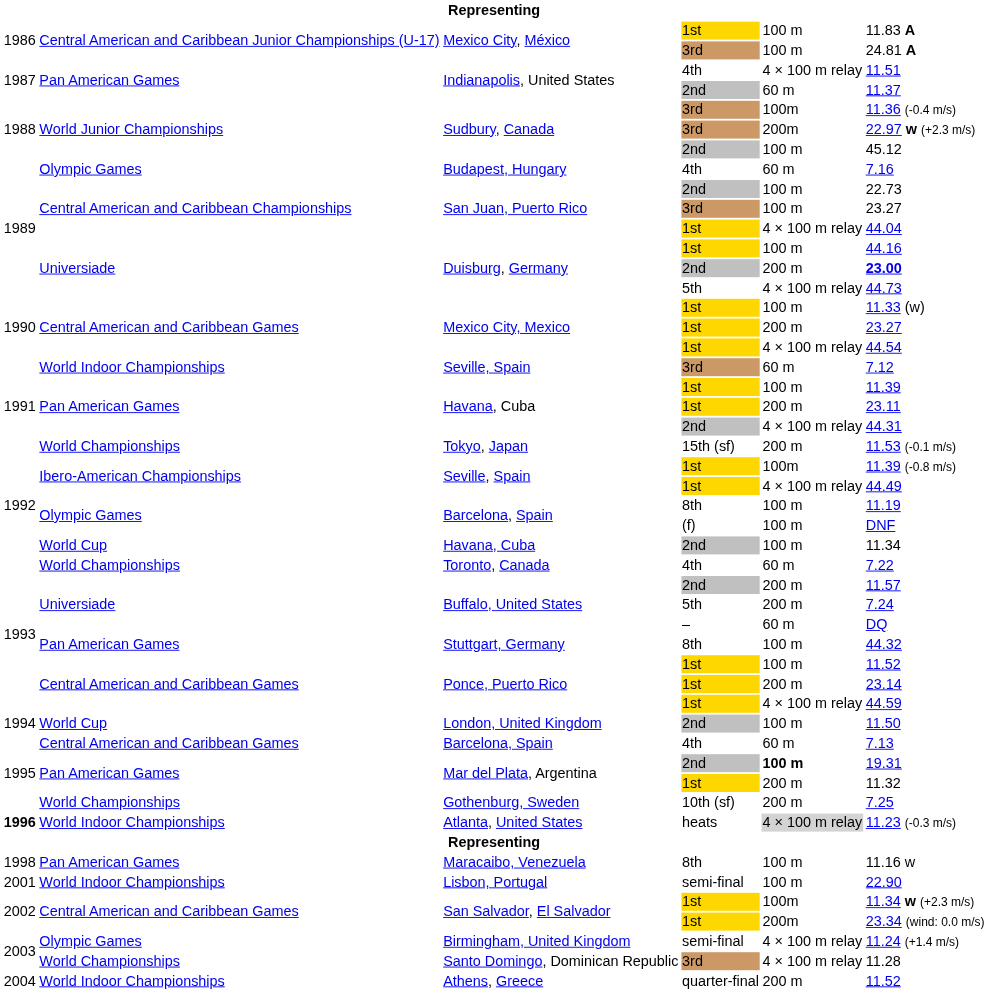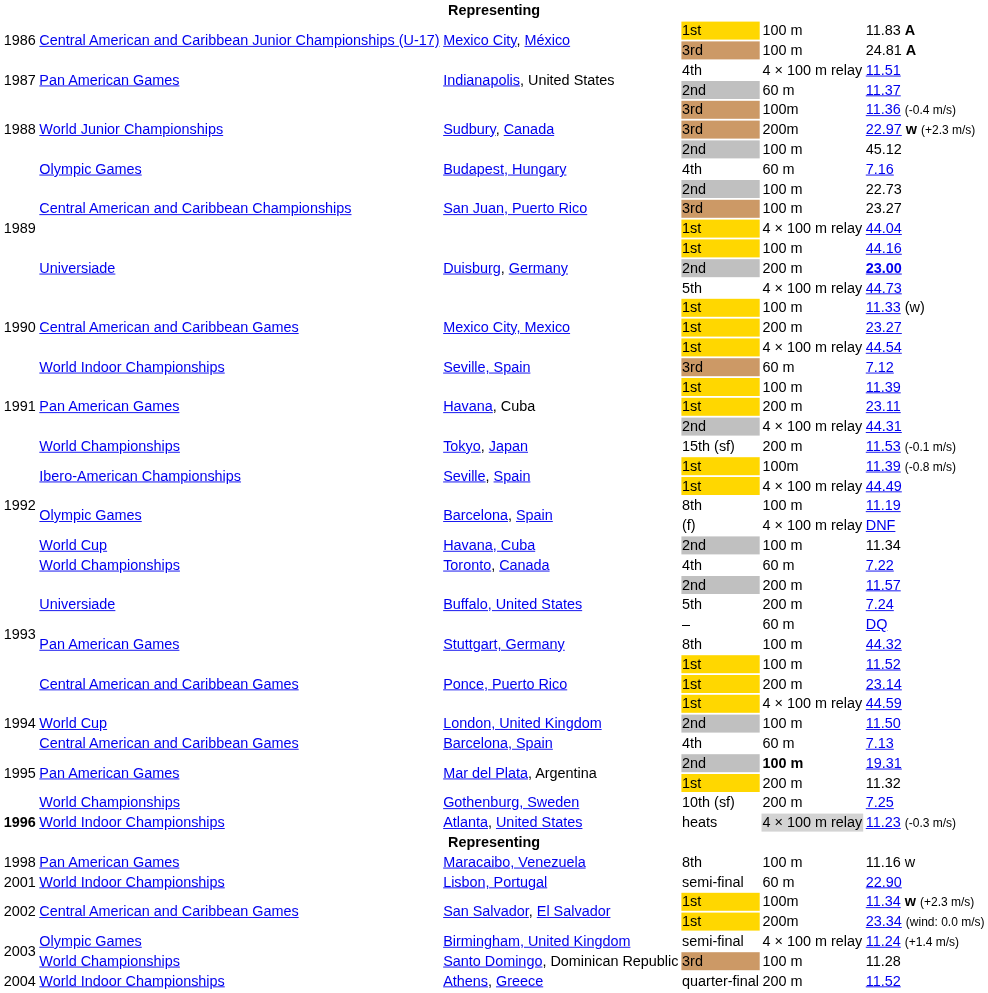(783, 525) 100 m -> (812, 525) 4 × 100 m relay
(783, 882) 100 m -> (779, 882) 60 m
(812, 961) 4 × 100 m relay -> (783, 961) 100 m
